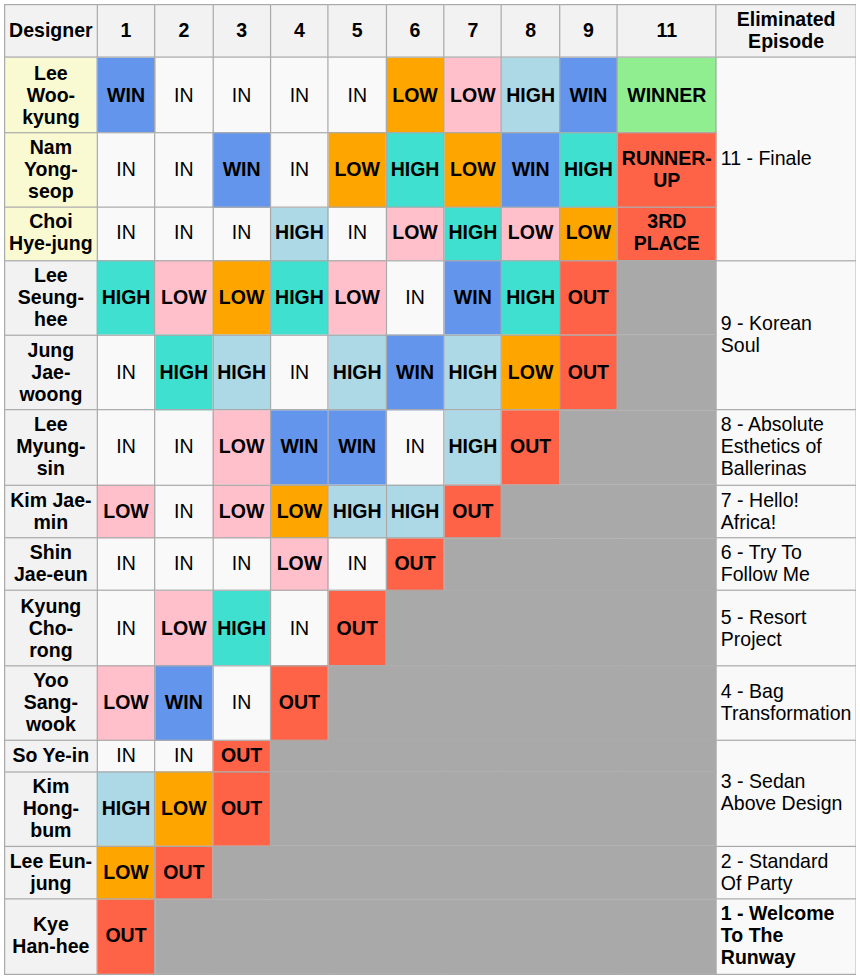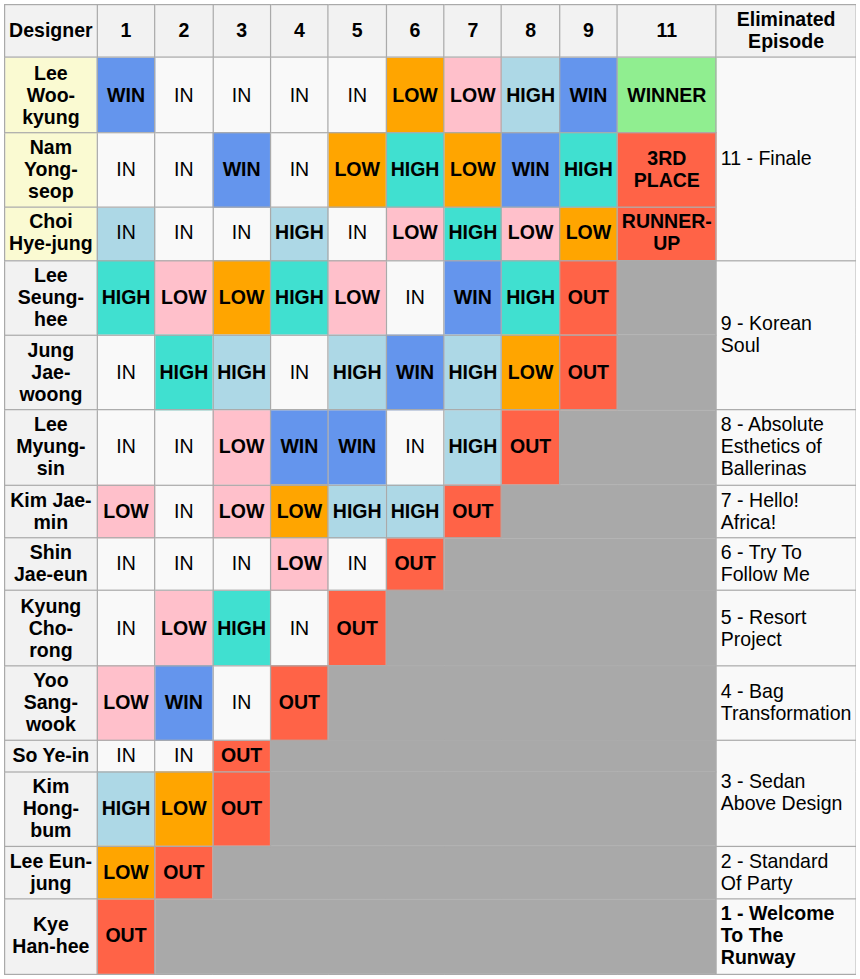(667, 169) RUNNER-UP -> (667, 169) 3RD PLACE
(126, 233) no background -> (126, 233) lightblue background
(667, 233) 3RD PLACE -> (667, 233) RUNNER-UP
